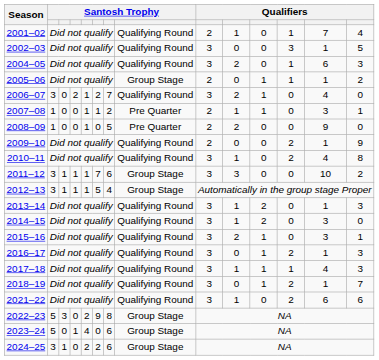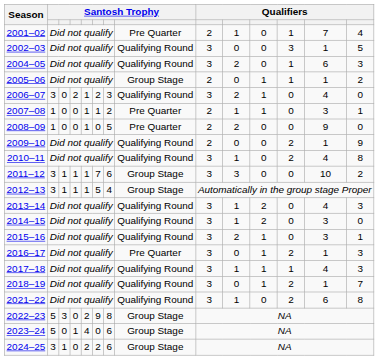(155, 32) Qualifying Round -> (155, 32) Pre Quarter
(109, 95) 7 -> (109, 95) 3
(326, 205) 1 -> (326, 205) 4
(155, 252) Qualifying Round -> (155, 252) Pre Quarter
(360, 300) 6 -> (360, 300) 8
